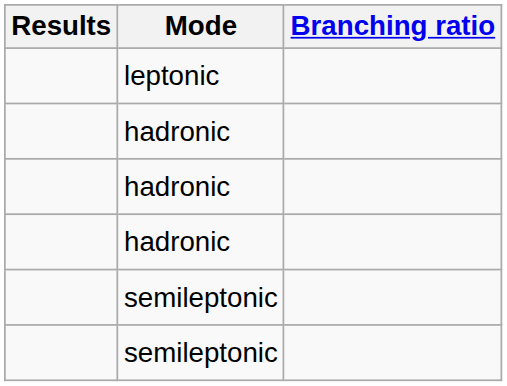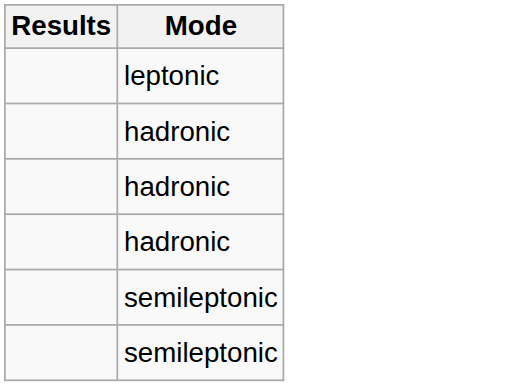- column: (393, 26)
